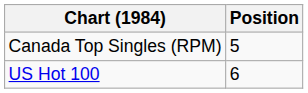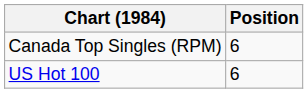(235, 46) 5 -> (235, 46) 6
